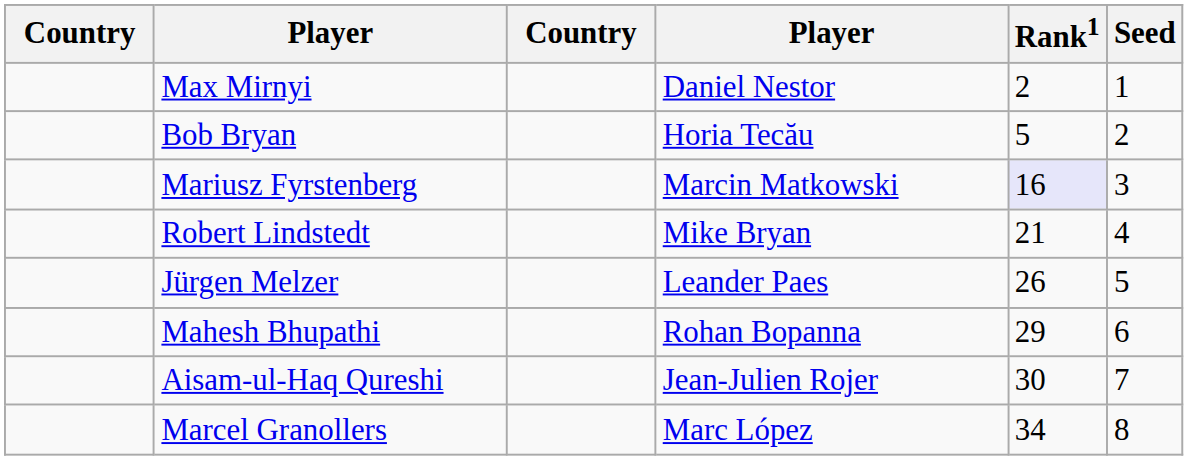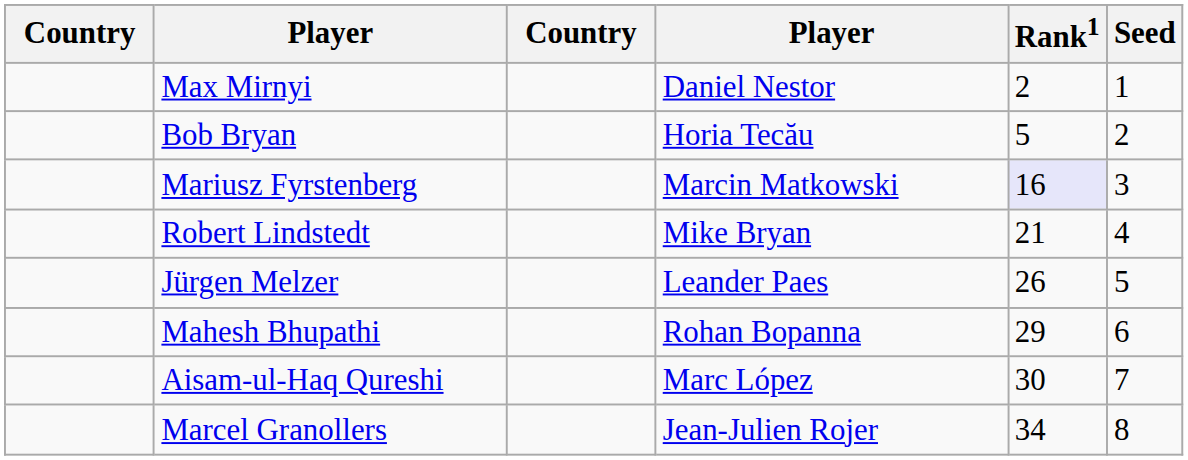(770, 380) Jean-Julien Rojer -> (738, 380) Marc López
(738, 429) Marc López -> (770, 429) Jean-Julien Rojer
